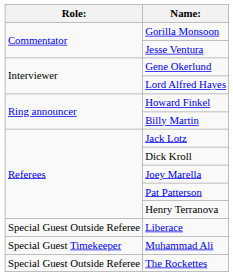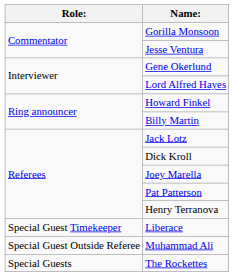(74, 227) Special Guest Outside Referee -> (65, 227) Special Guest Timekeeper
(65, 245) Special Guest Timekeeper -> (74, 245) Special Guest Outside Referee
(74, 263) Special Guest Outside Referee -> (40, 263) Special Guests
